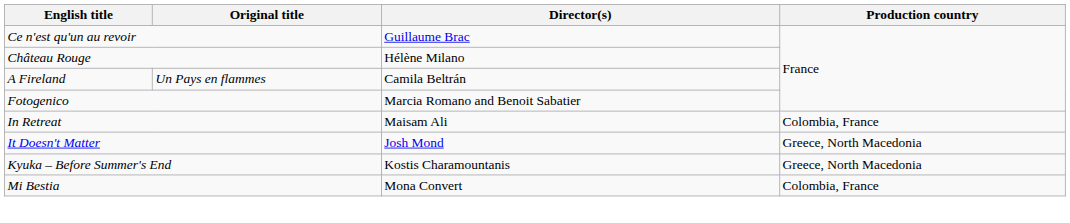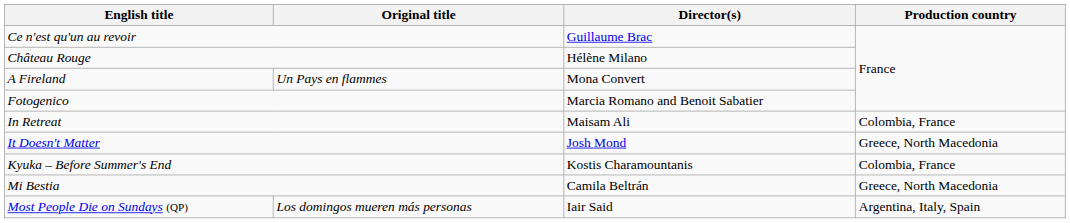(425, 79) Camila Beltrán -> (606, 79) Mona Convert
(852, 164) Greece, North Macedonia -> (907, 164) Colombia, France
(423, 185) Mona Convert -> (608, 185) Camila Beltrán
(831, 185) Colombia, France -> (928, 185) Greece, North Macedonia
+ row: (98, 206)
